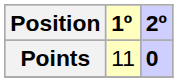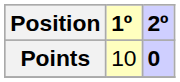(123, 58) 11 -> (124, 58) 10
